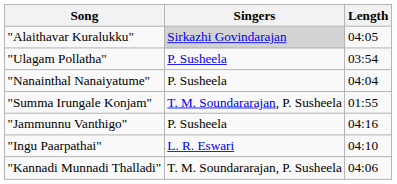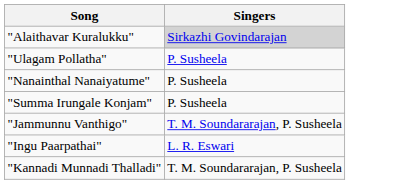- column: (368, 15)
(255, 102) T. M. Soundararajan, P. Susheela -> (197, 102) P. Susheela
(197, 124) P. Susheela -> (255, 124) T. M. Soundararajan, P. Susheela
